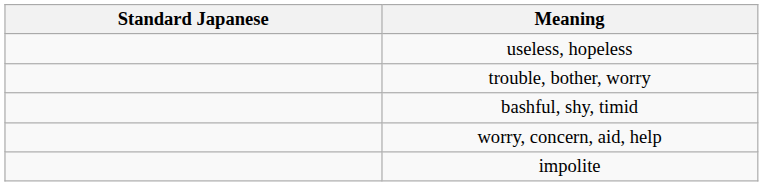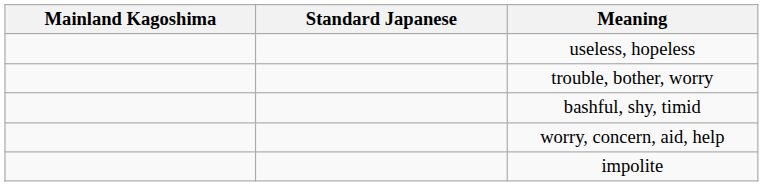+ column: (130, 19)
